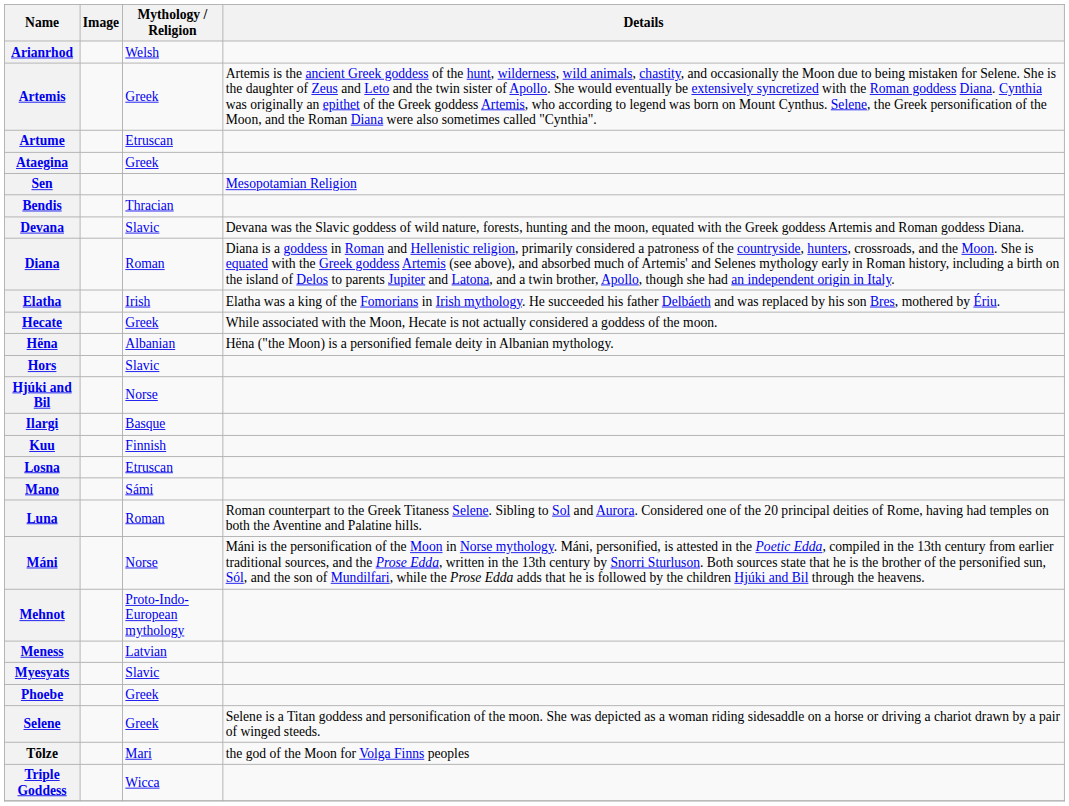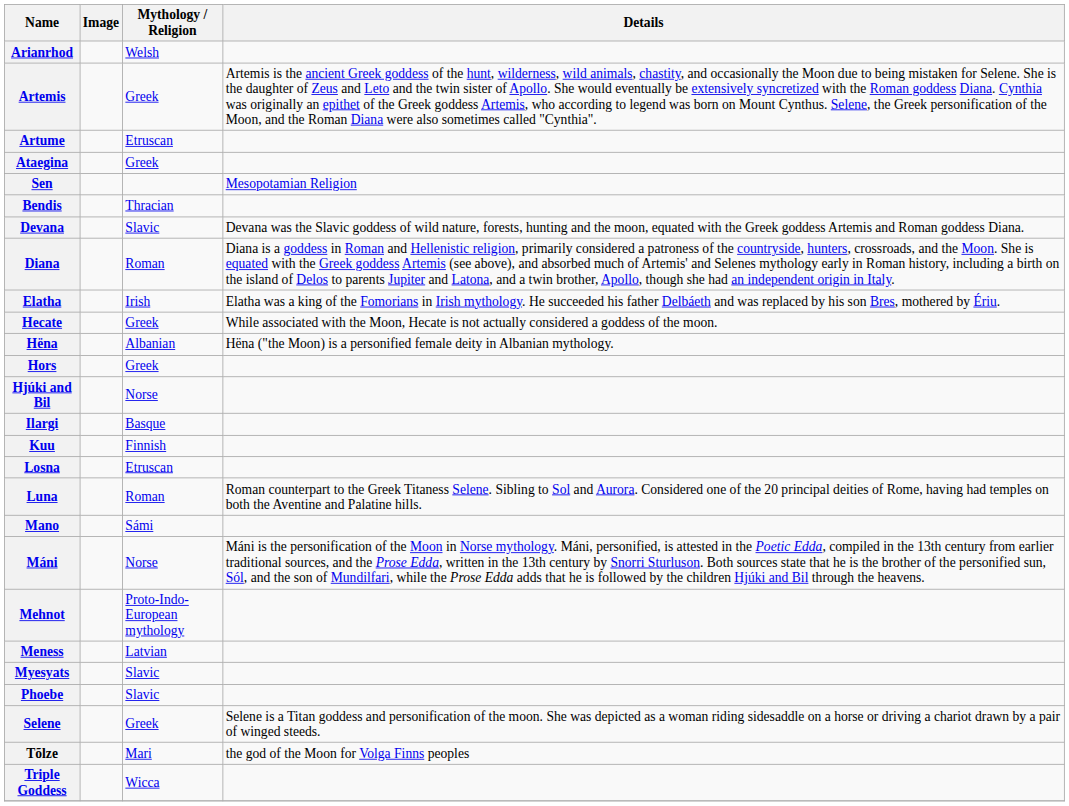(142, 365) Slavic -> (142, 365) Greek
rows swapped: (42, 518) <-> (42, 489)
(142, 694) Greek -> (142, 694) Slavic
